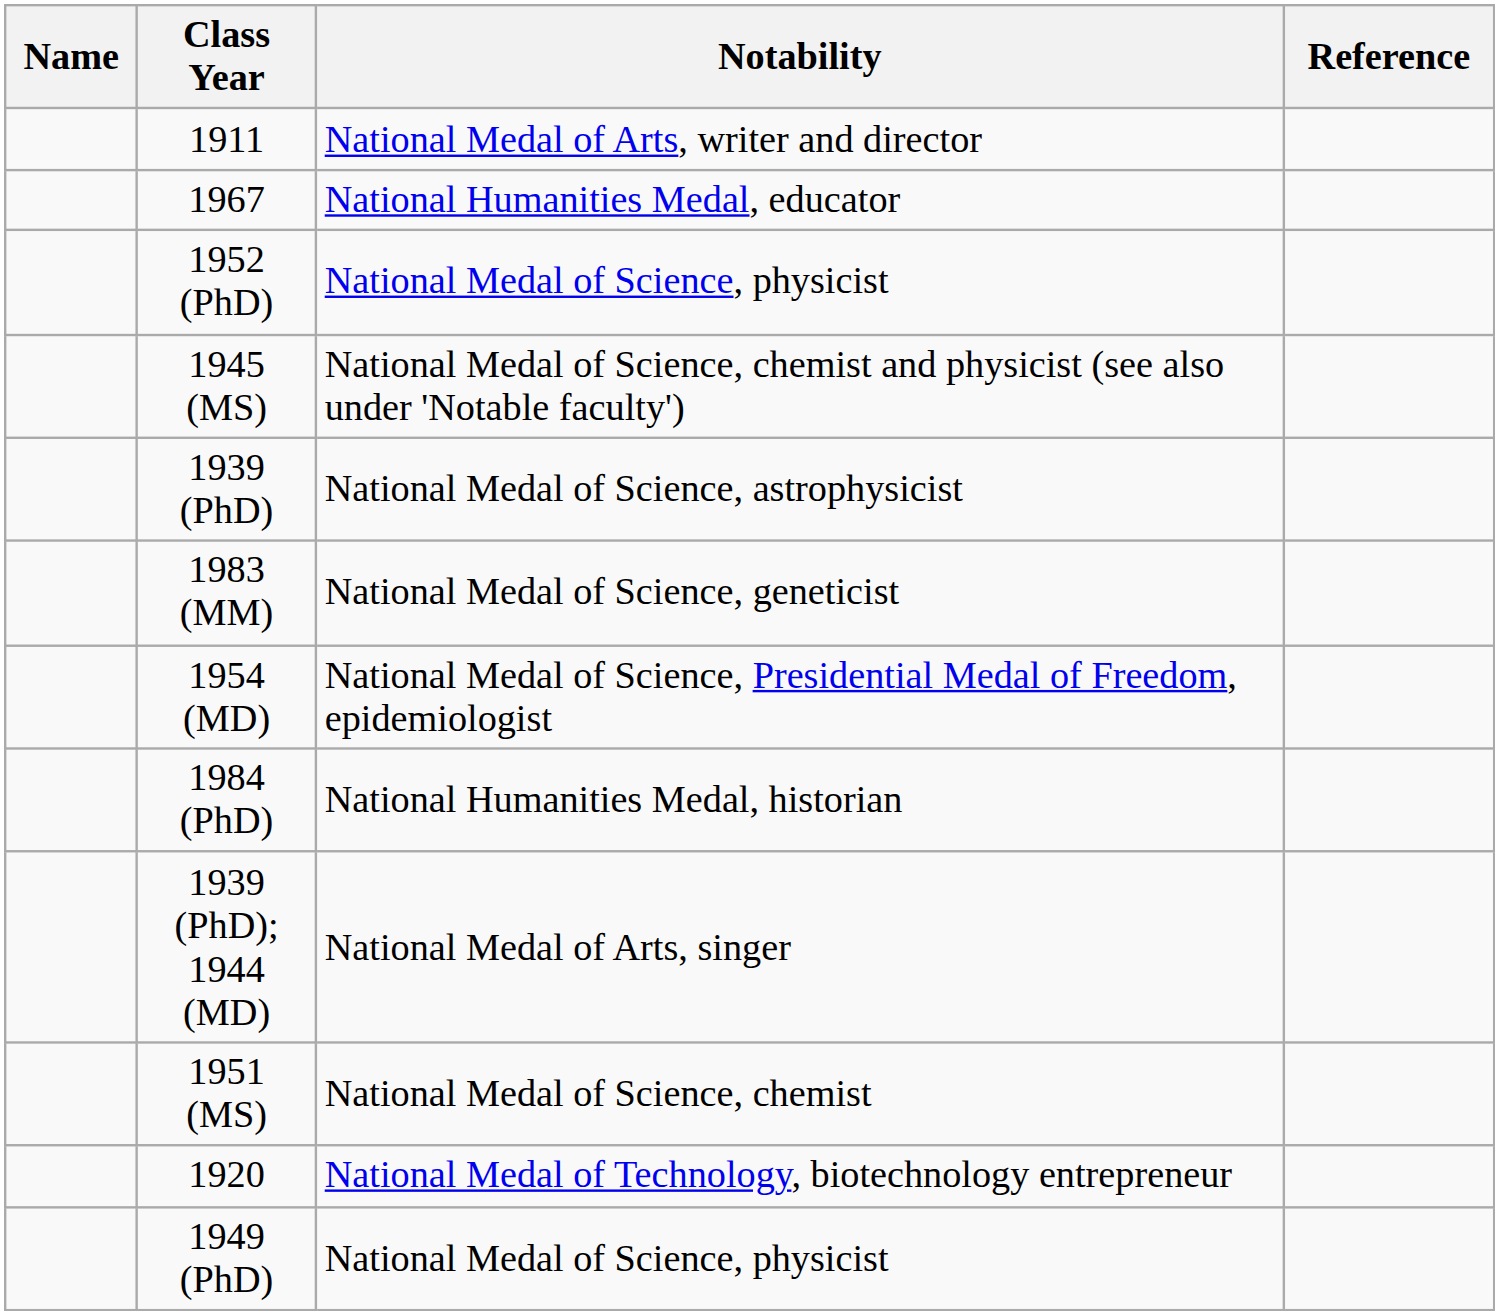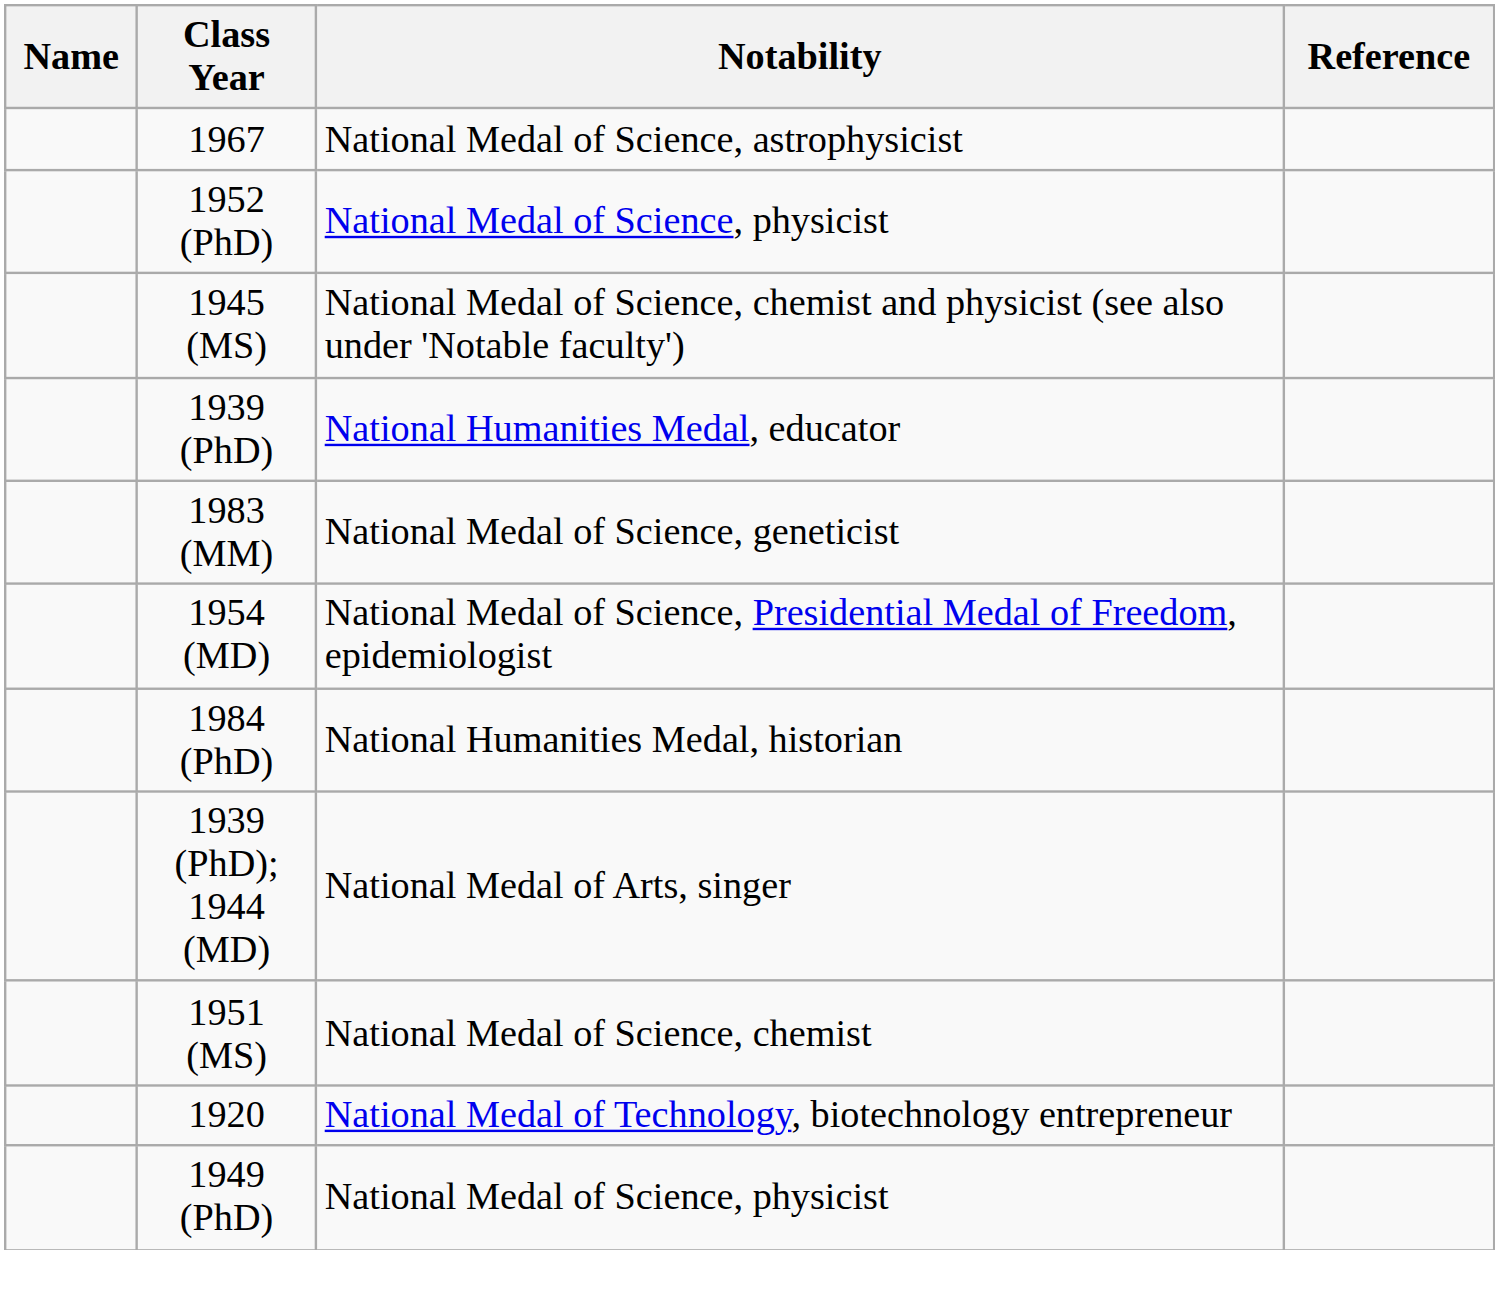- row: (227, 138)
(612, 199) National Humanities Medal, educator -> (644, 138) National Medal of Science, astrophysicist
(644, 488) National Medal of Science, astrophysicist -> (612, 427) National Humanities Medal, educator
